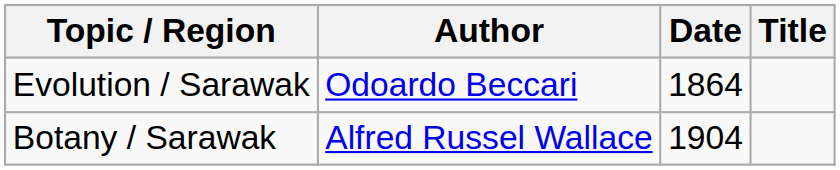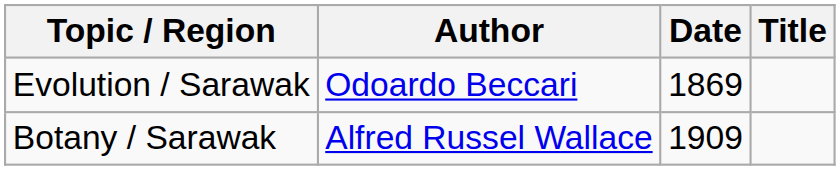(705, 84) 1864 -> (705, 84) 1869
(705, 137) 1904 -> (705, 137) 1909
